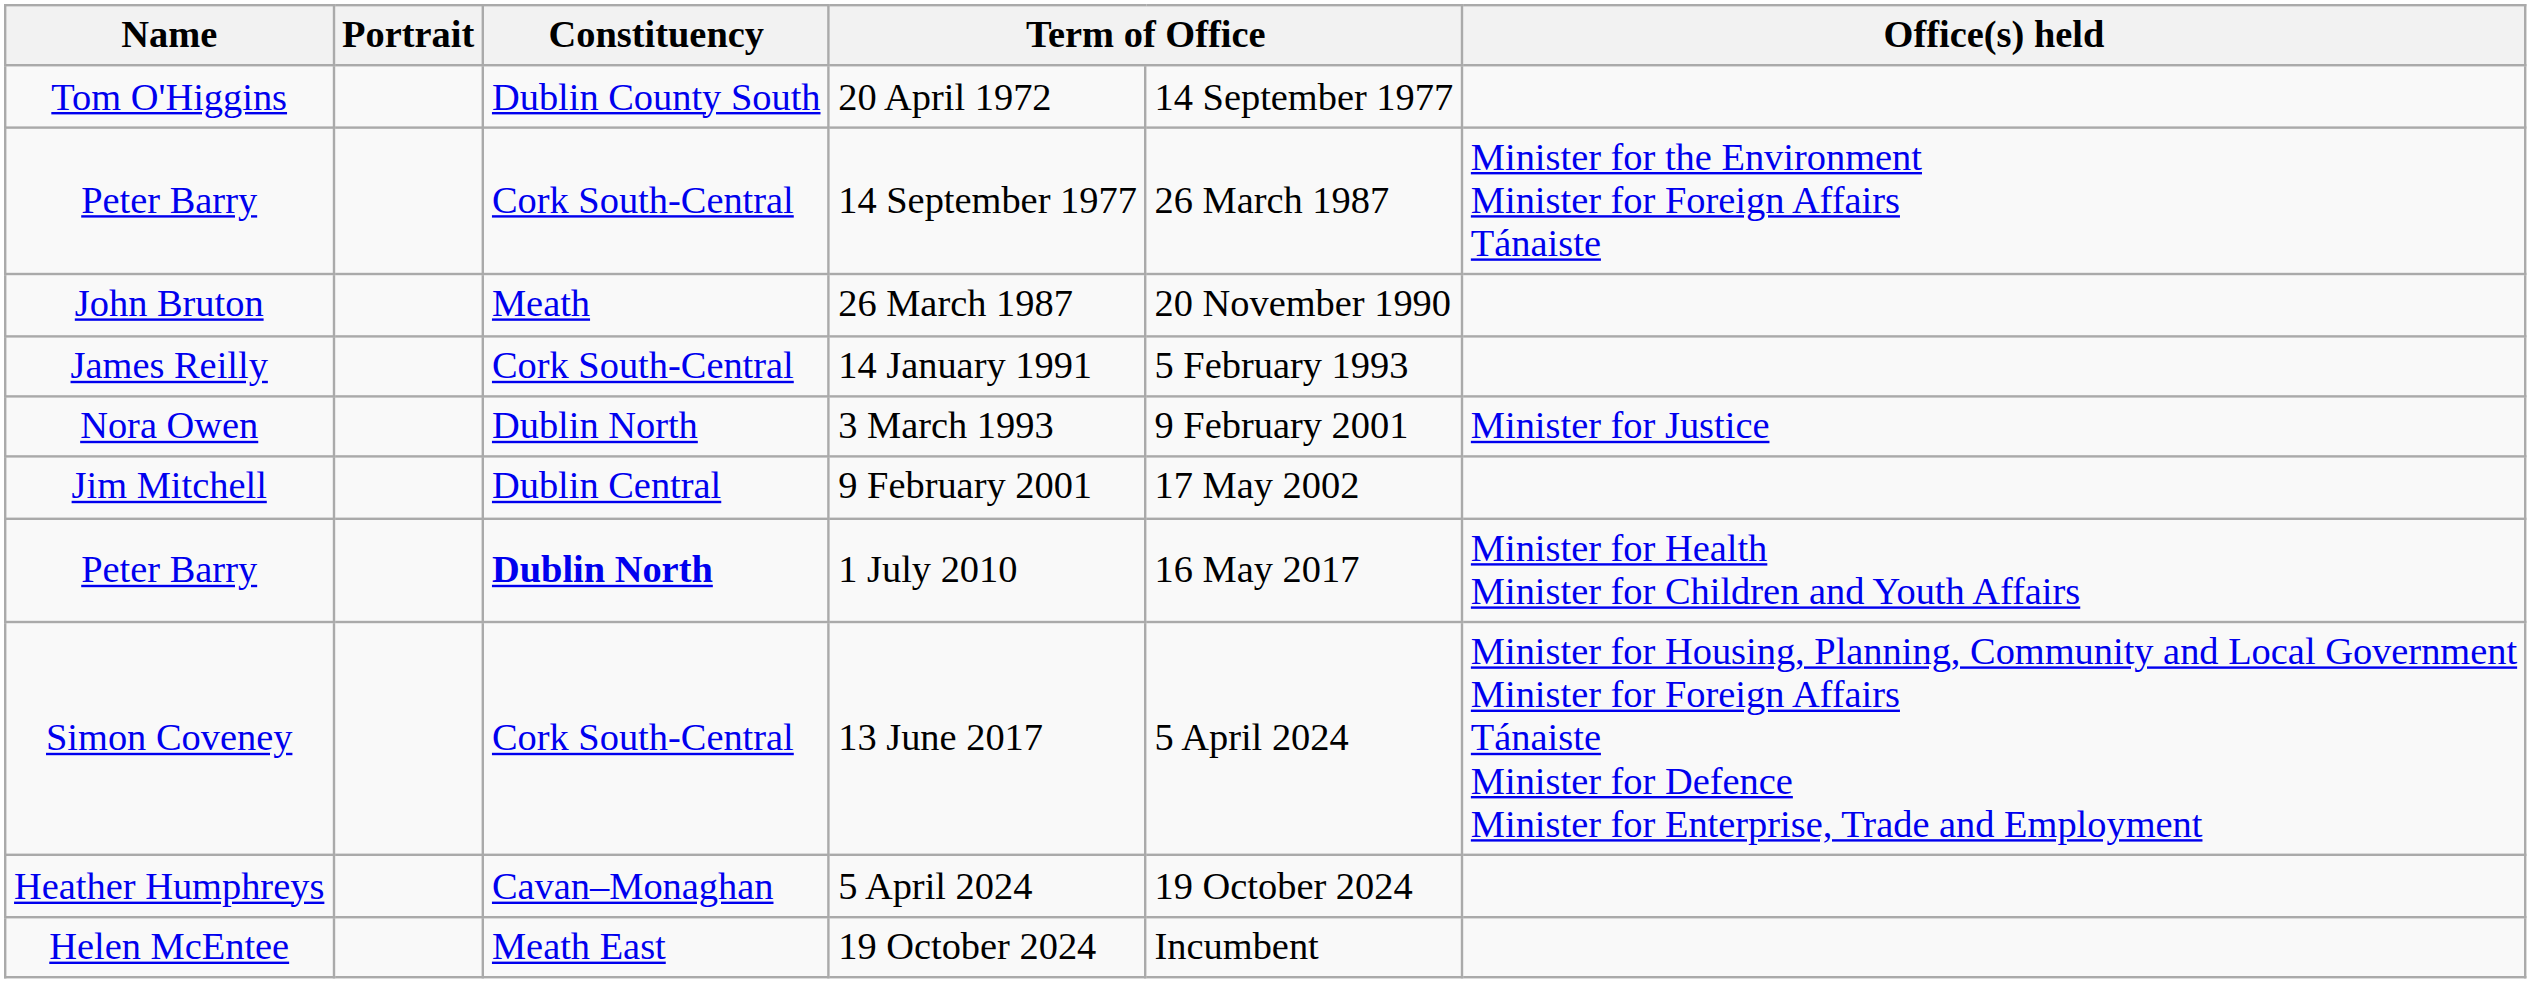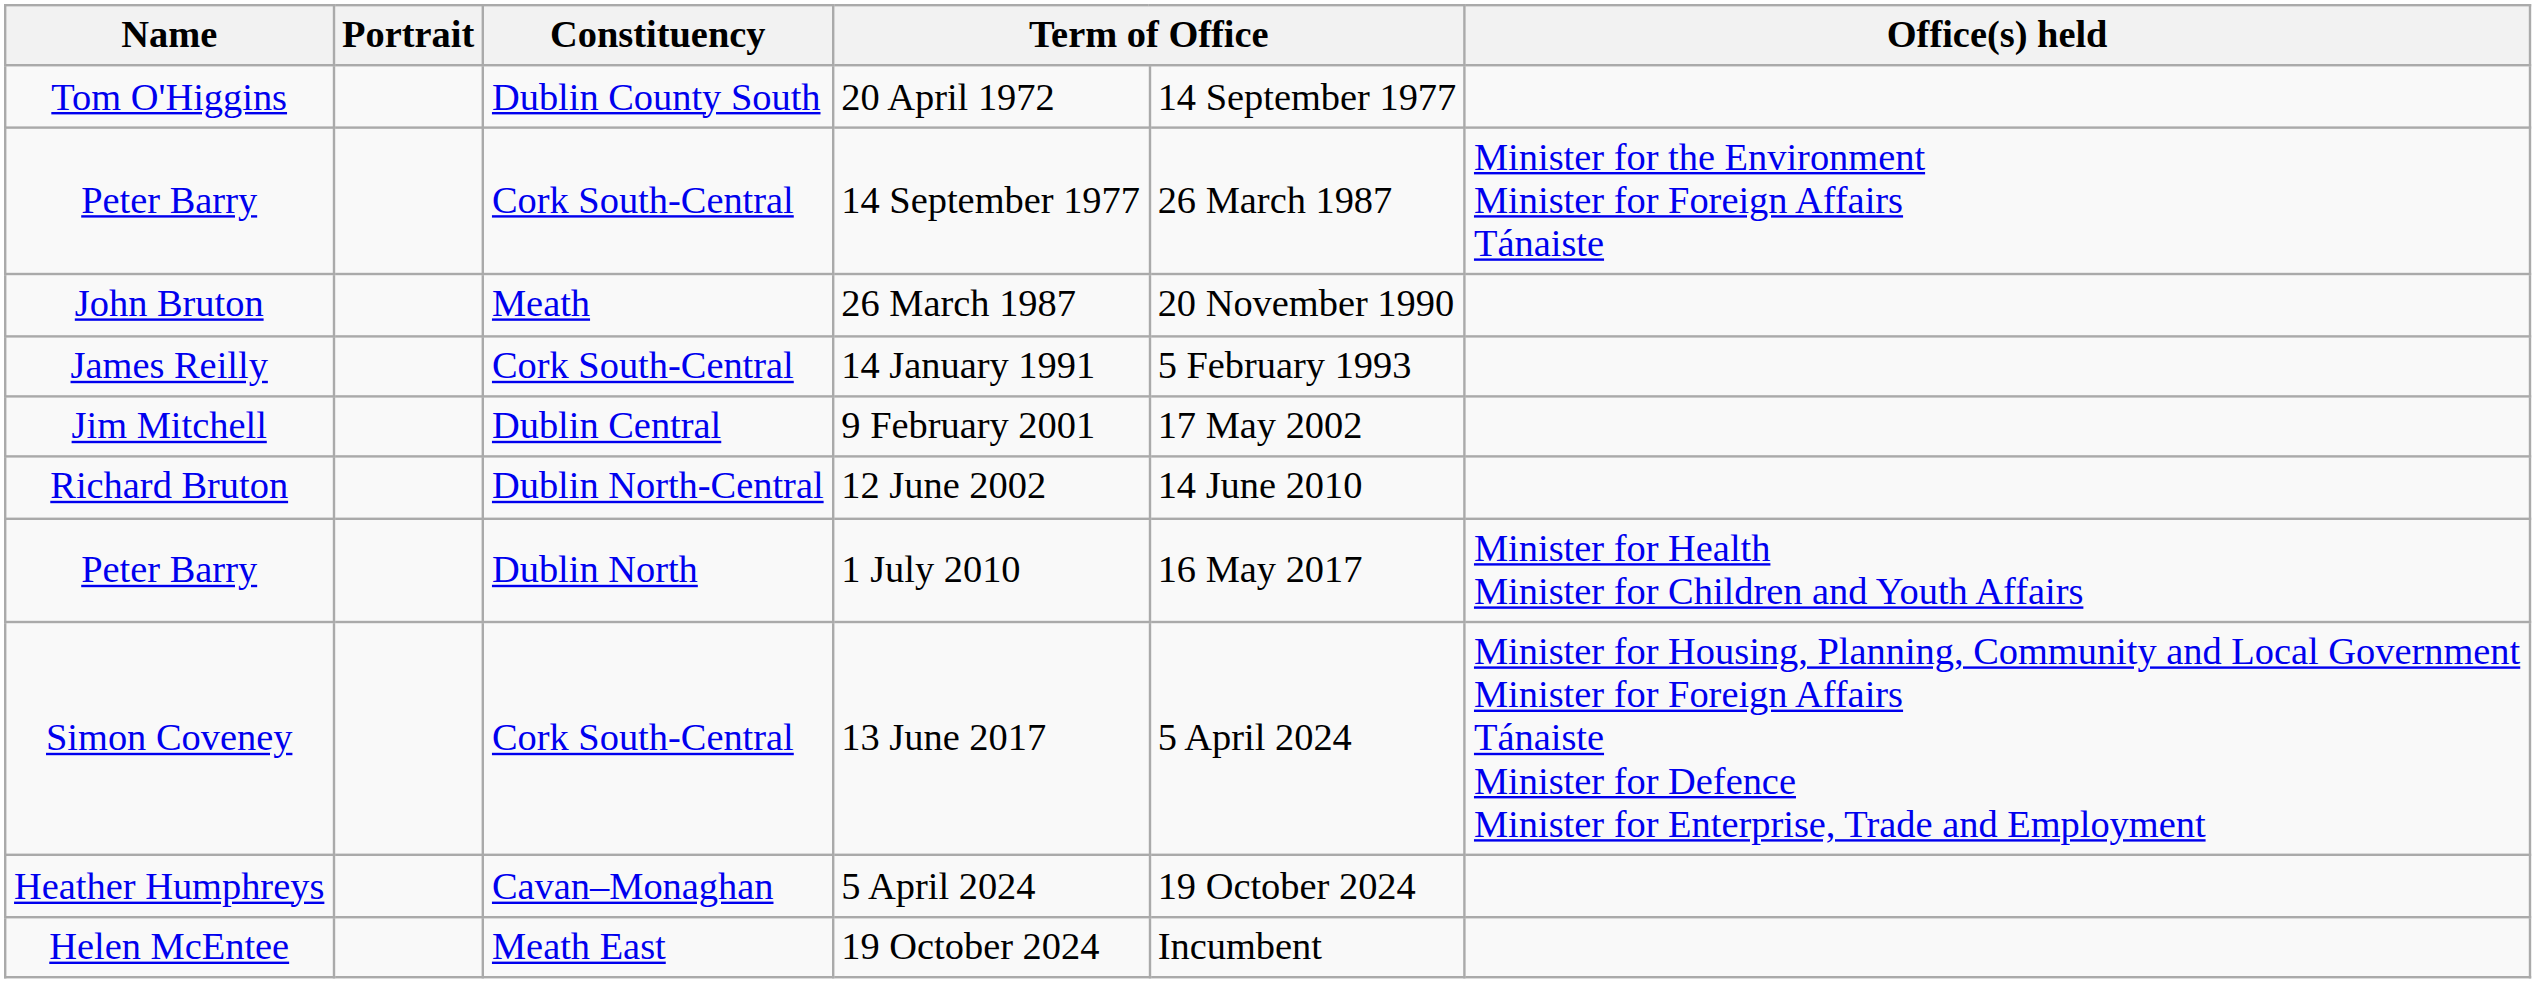- row: (946, 425)
+ row: (944, 486)
(602, 569) bold -> (595, 569) normal
